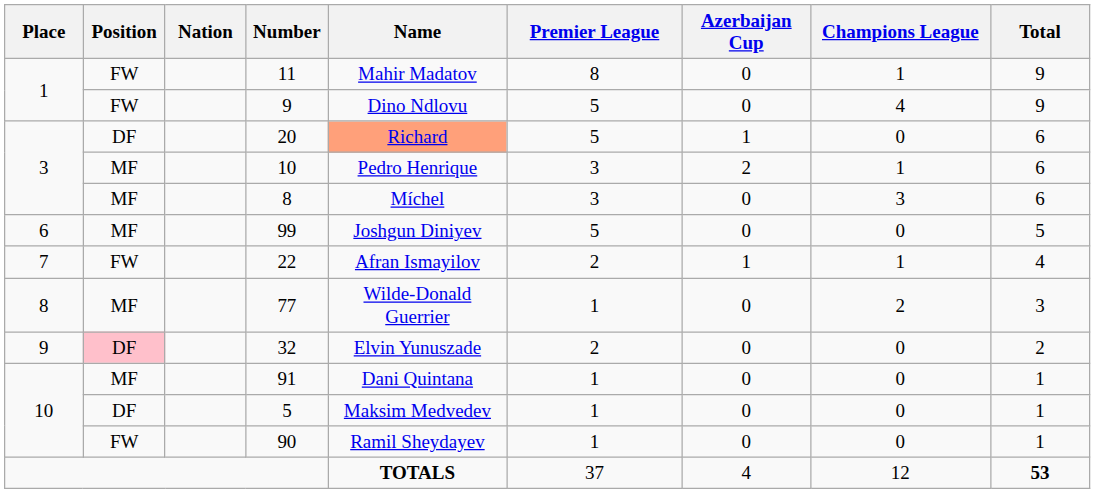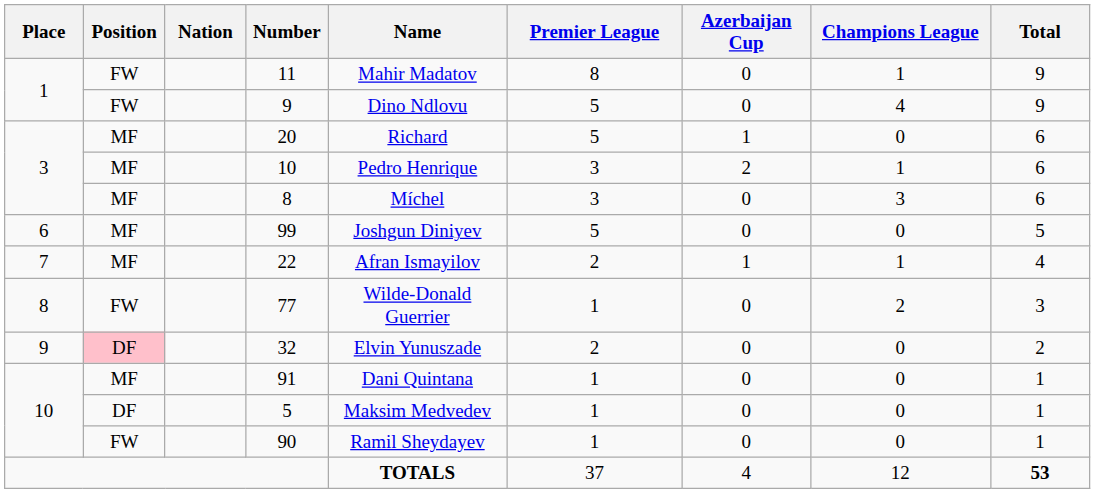(124, 136) DF -> (124, 136) MF
(417, 136) lightsalmon background -> (417, 136) no background
(124, 262) FW -> (124, 262) MF
(124, 304) MF -> (124, 304) FW
